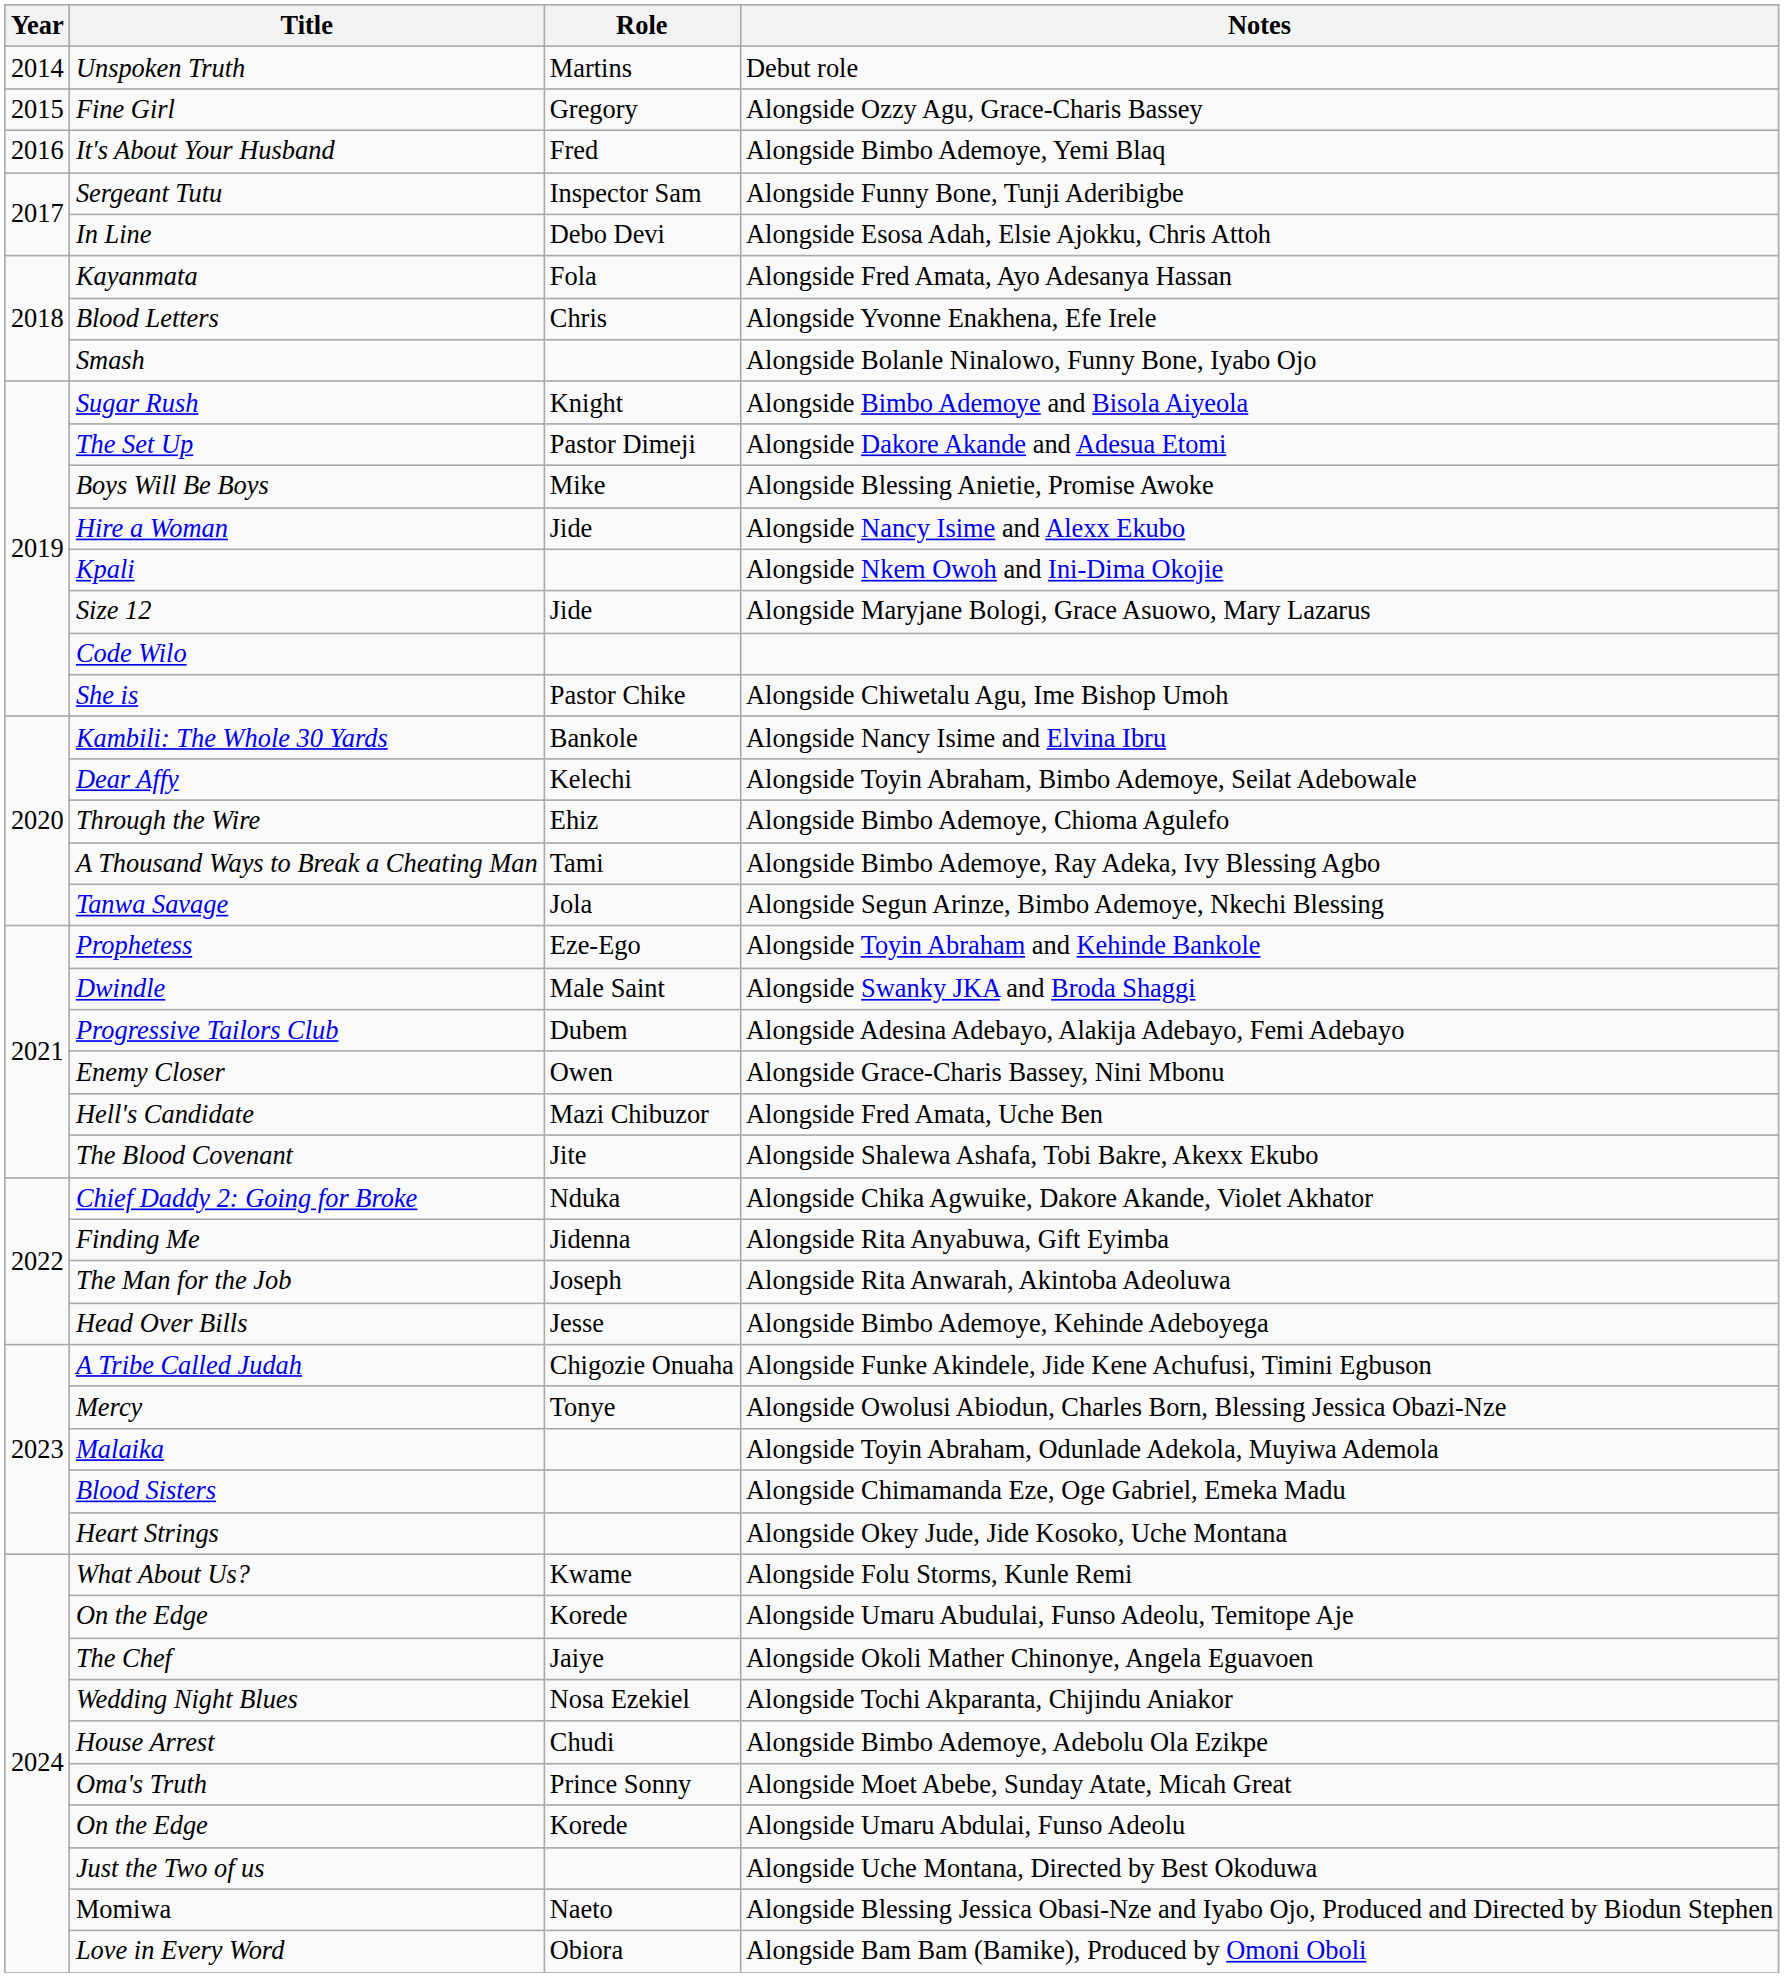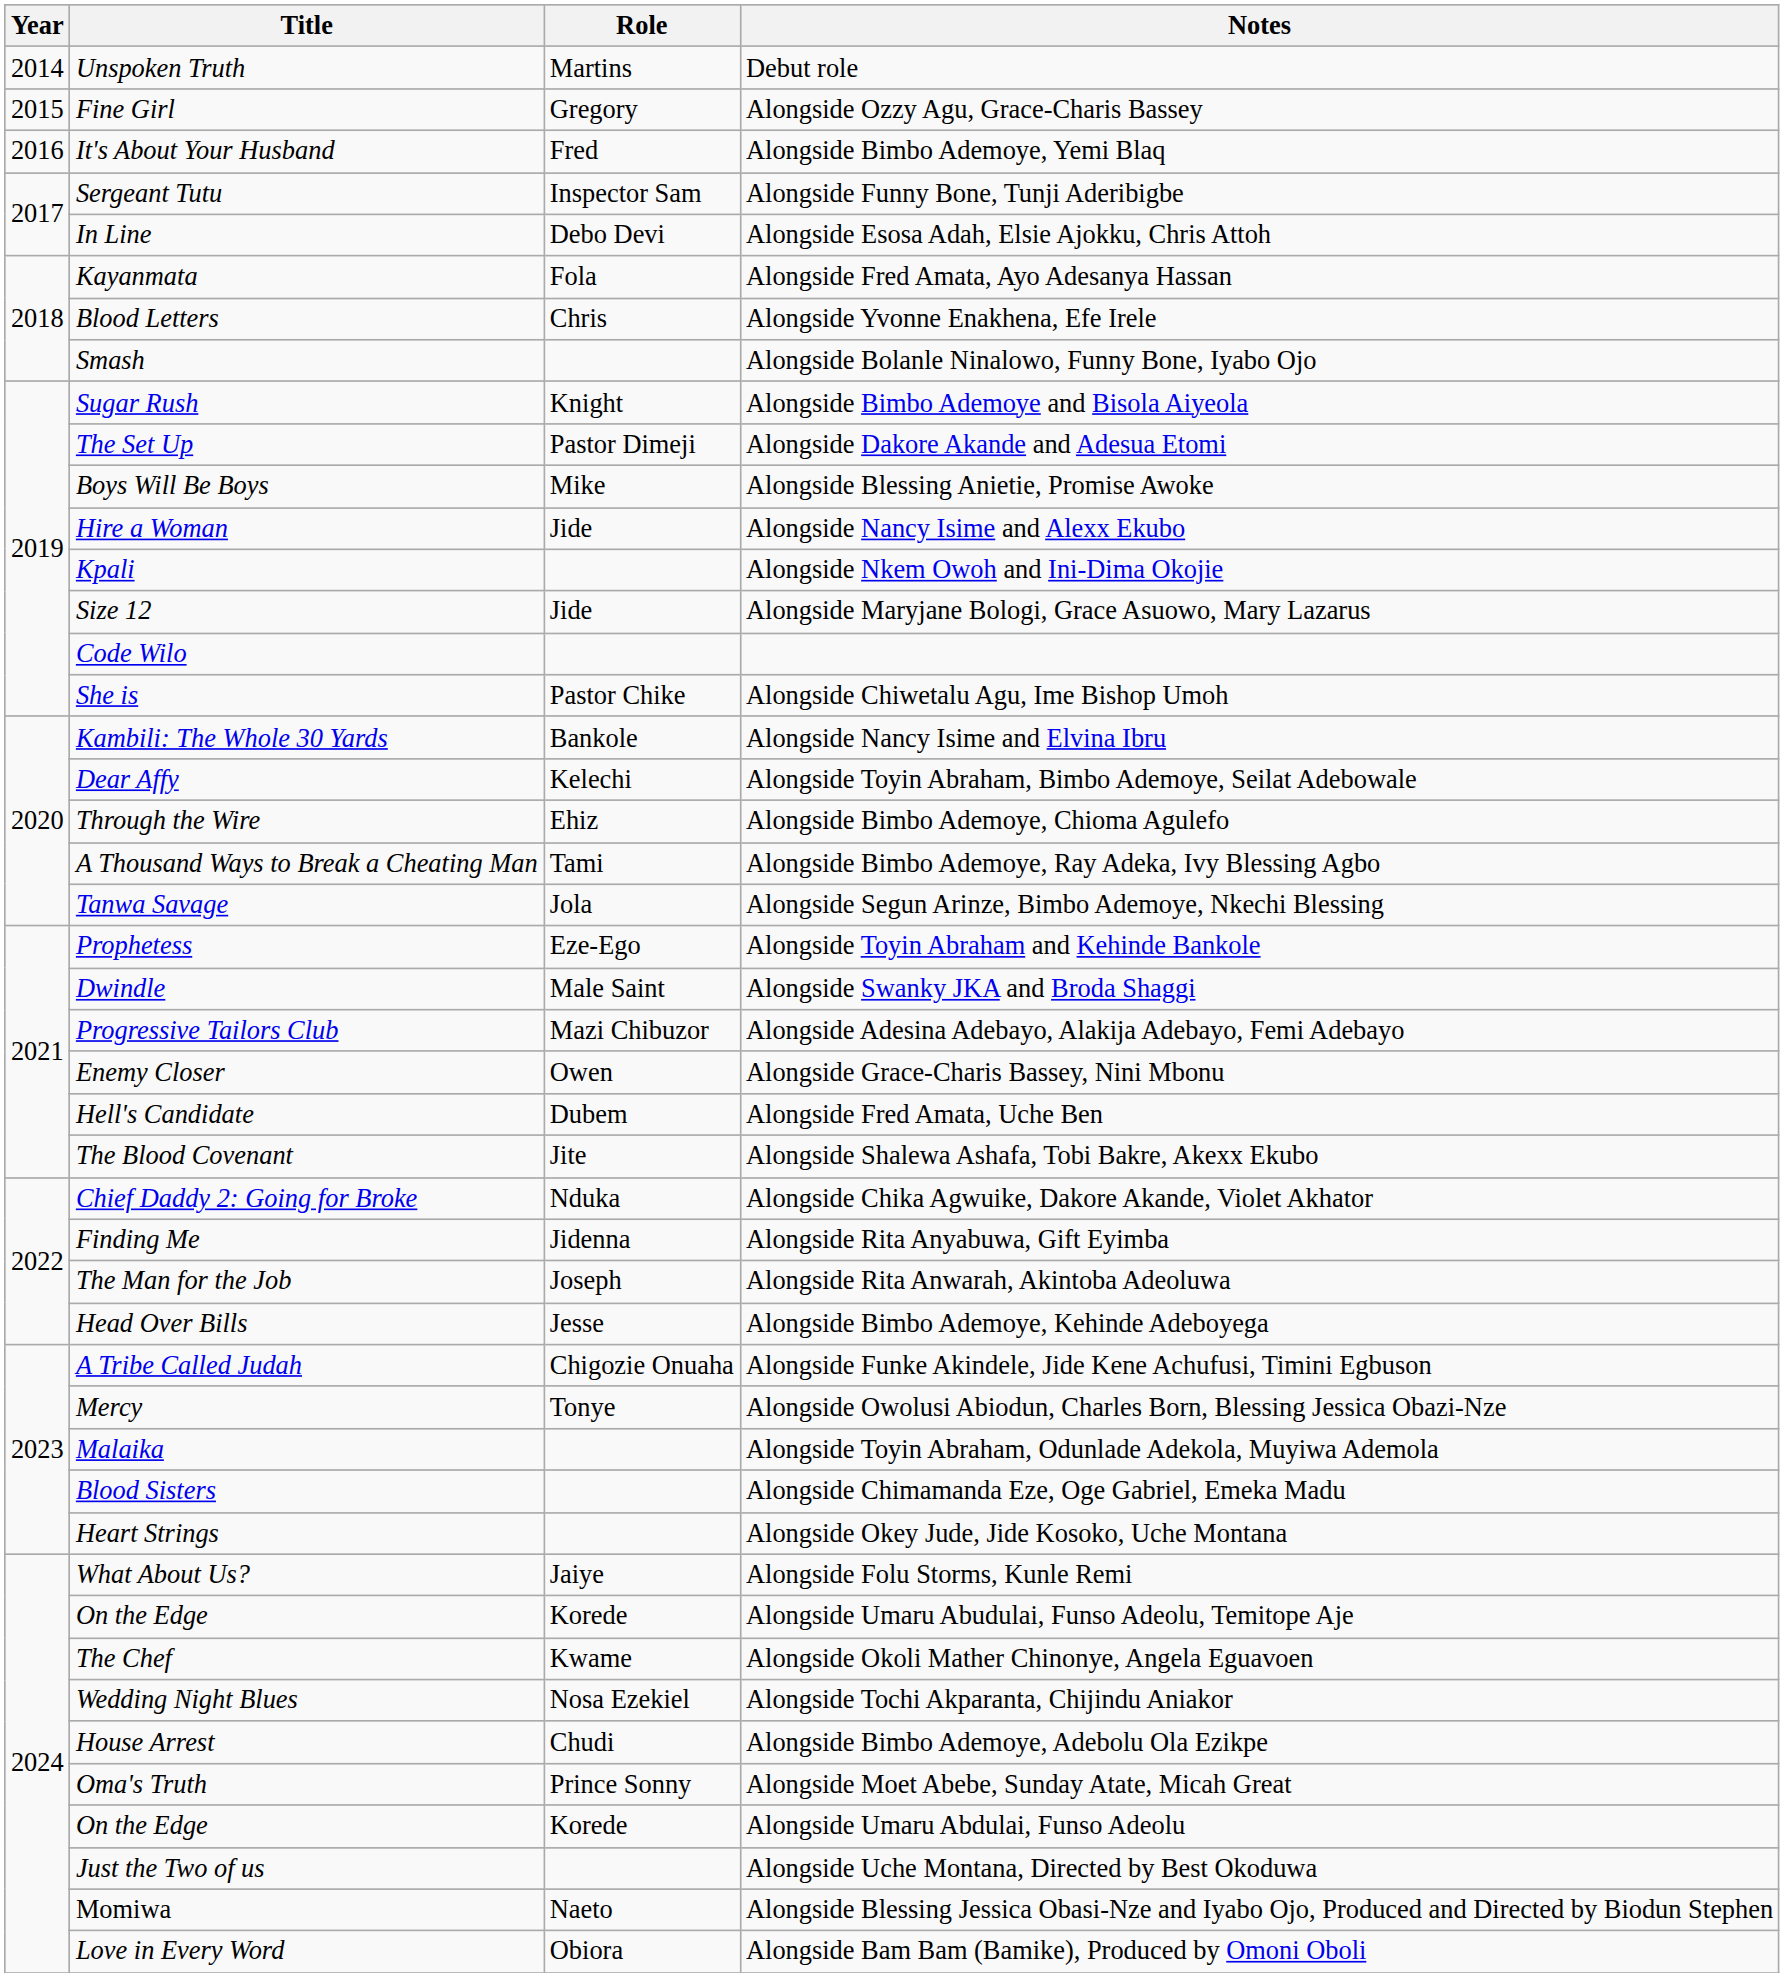(589, 1030) Dubem -> (629, 1030) Mazi Chibuzor
(629, 1114) Mazi Chibuzor -> (589, 1114) Dubem
(591, 1574) Kwame -> (577, 1574) Jaiye
(577, 1658) Jaiye -> (591, 1658) Kwame
